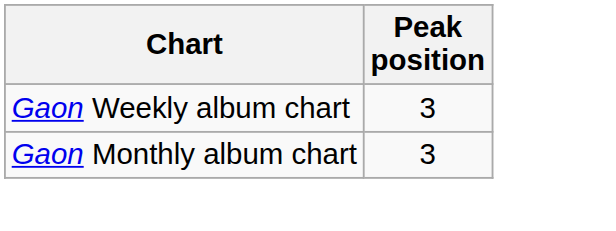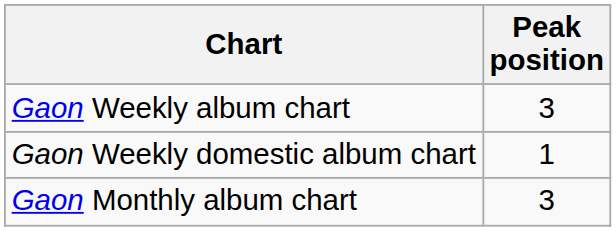+ row: (244, 154)
